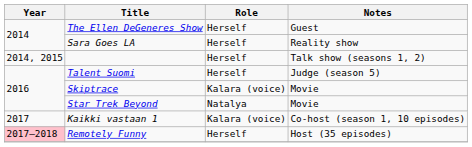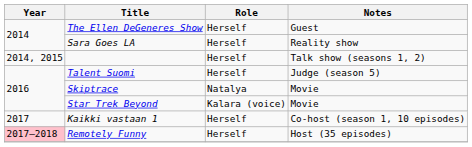(247, 88) Kalara (voice) -> (227, 88) Natalya
(227, 104) Natalya -> (247, 104) Kalara (voice)
(247, 119) Kalara (voice) -> (227, 119) Herself
